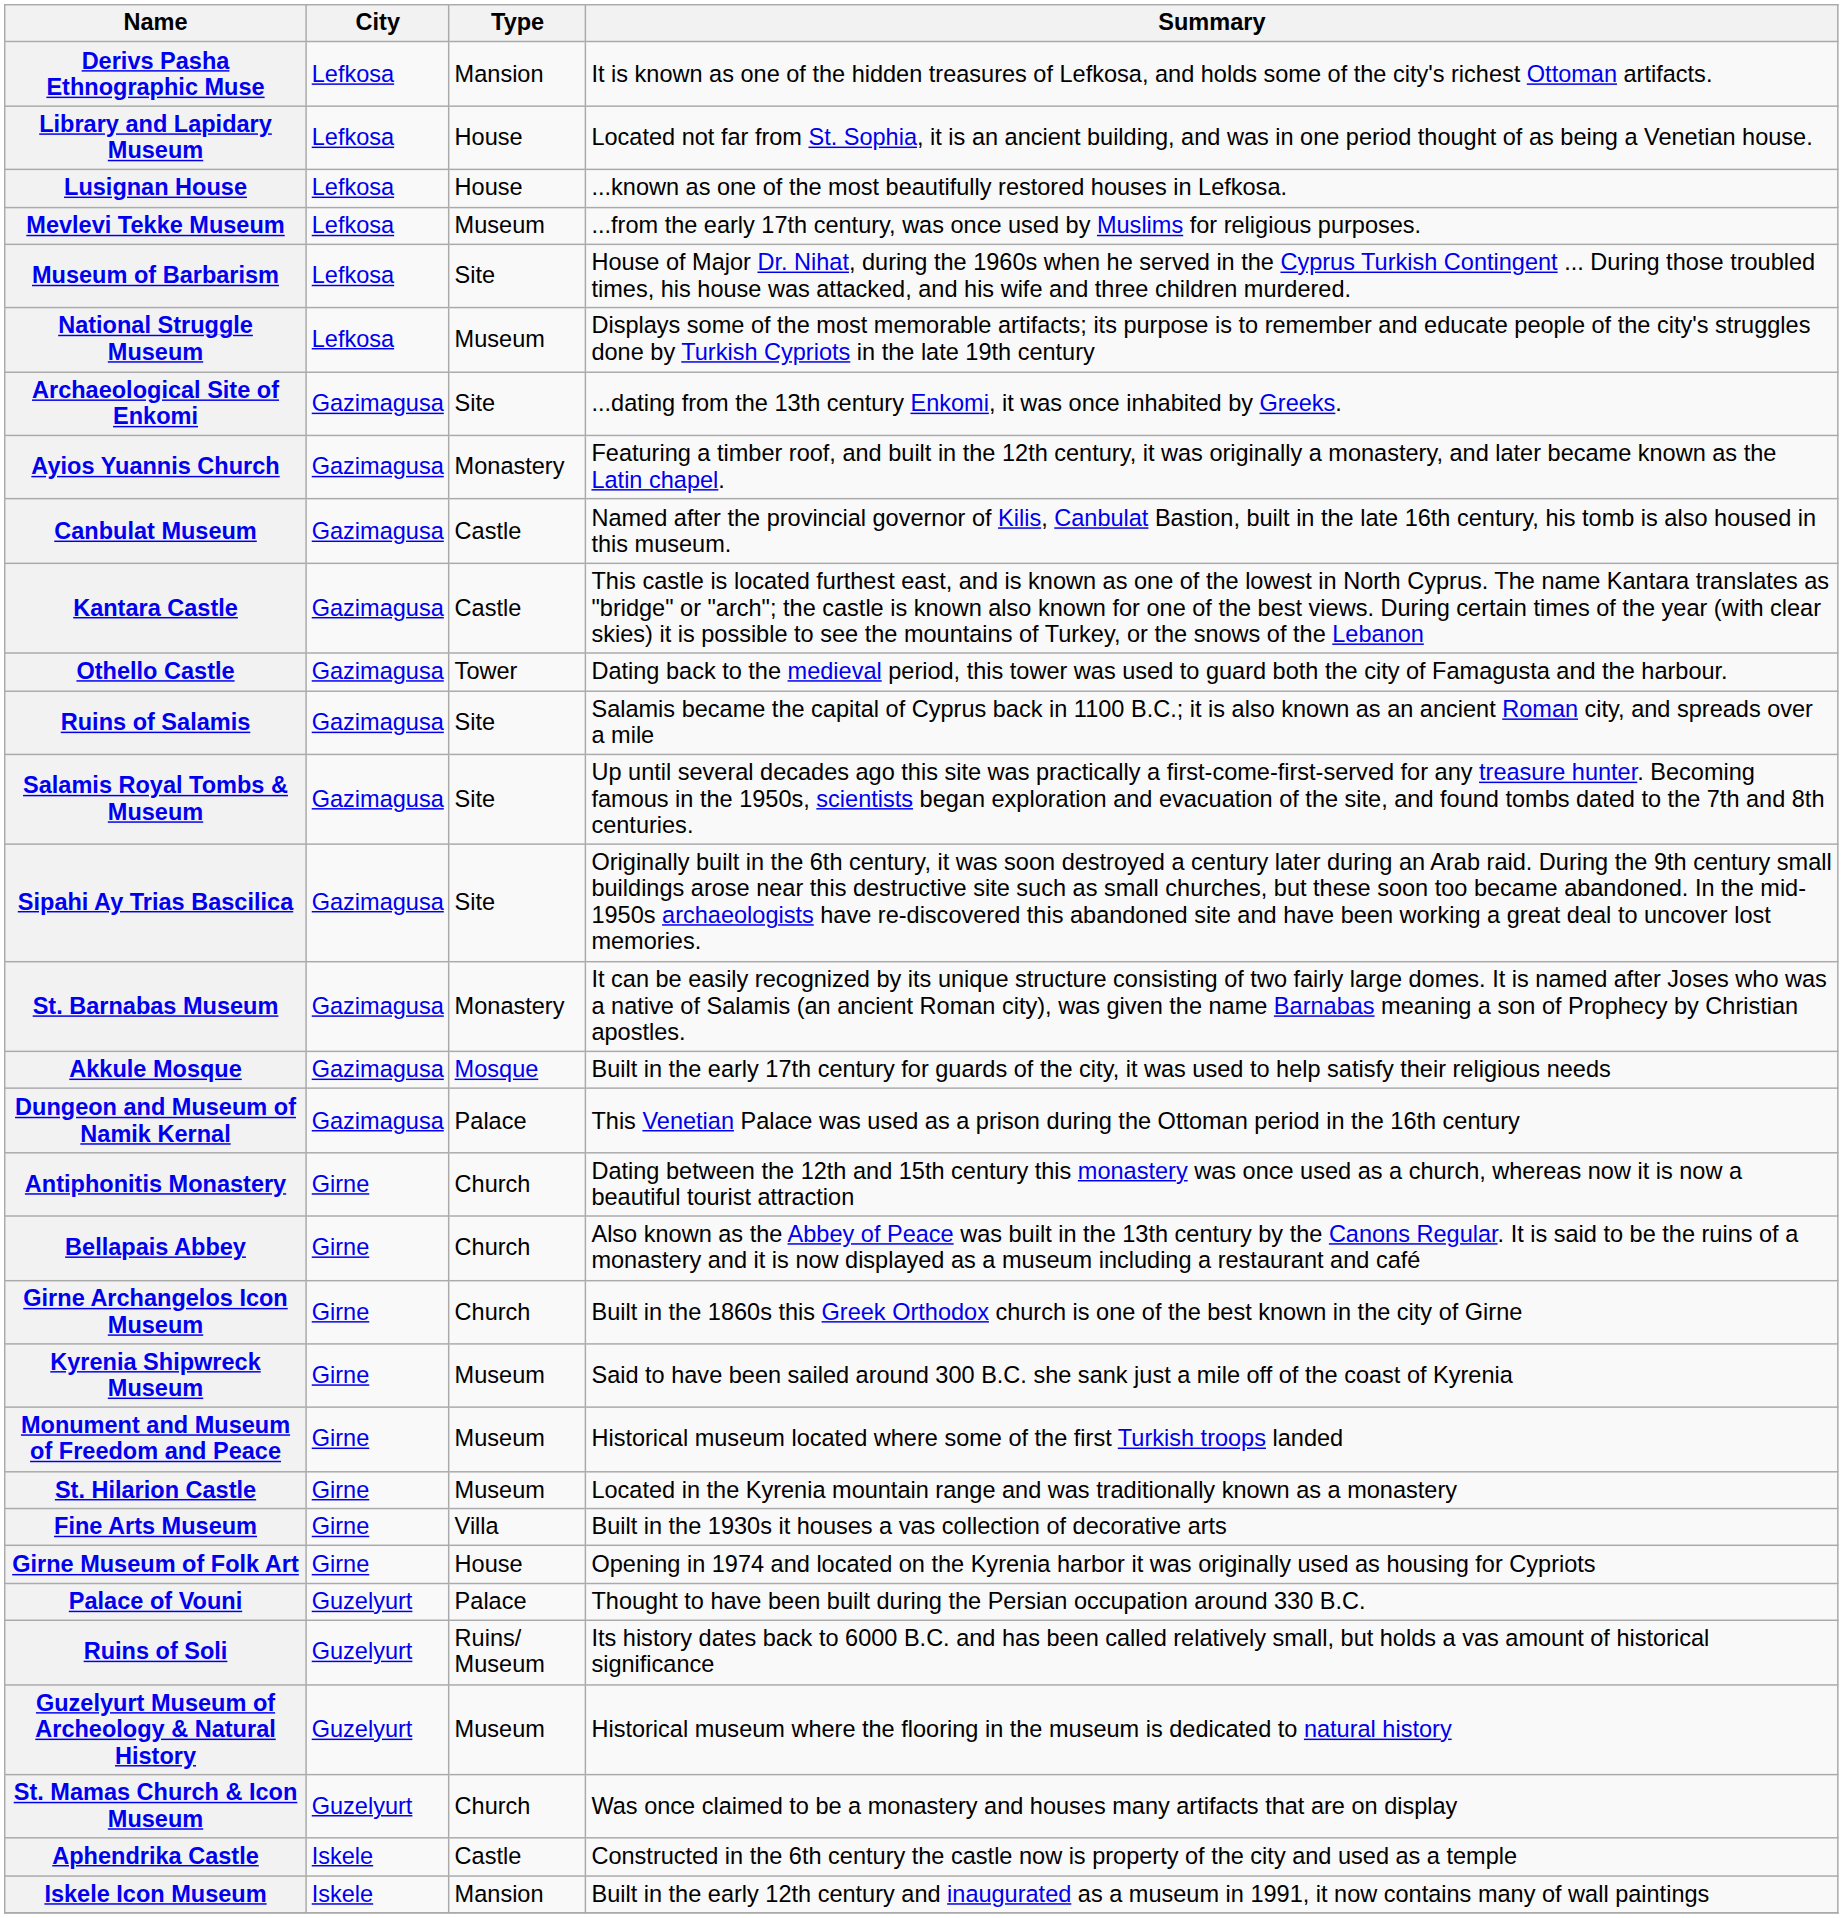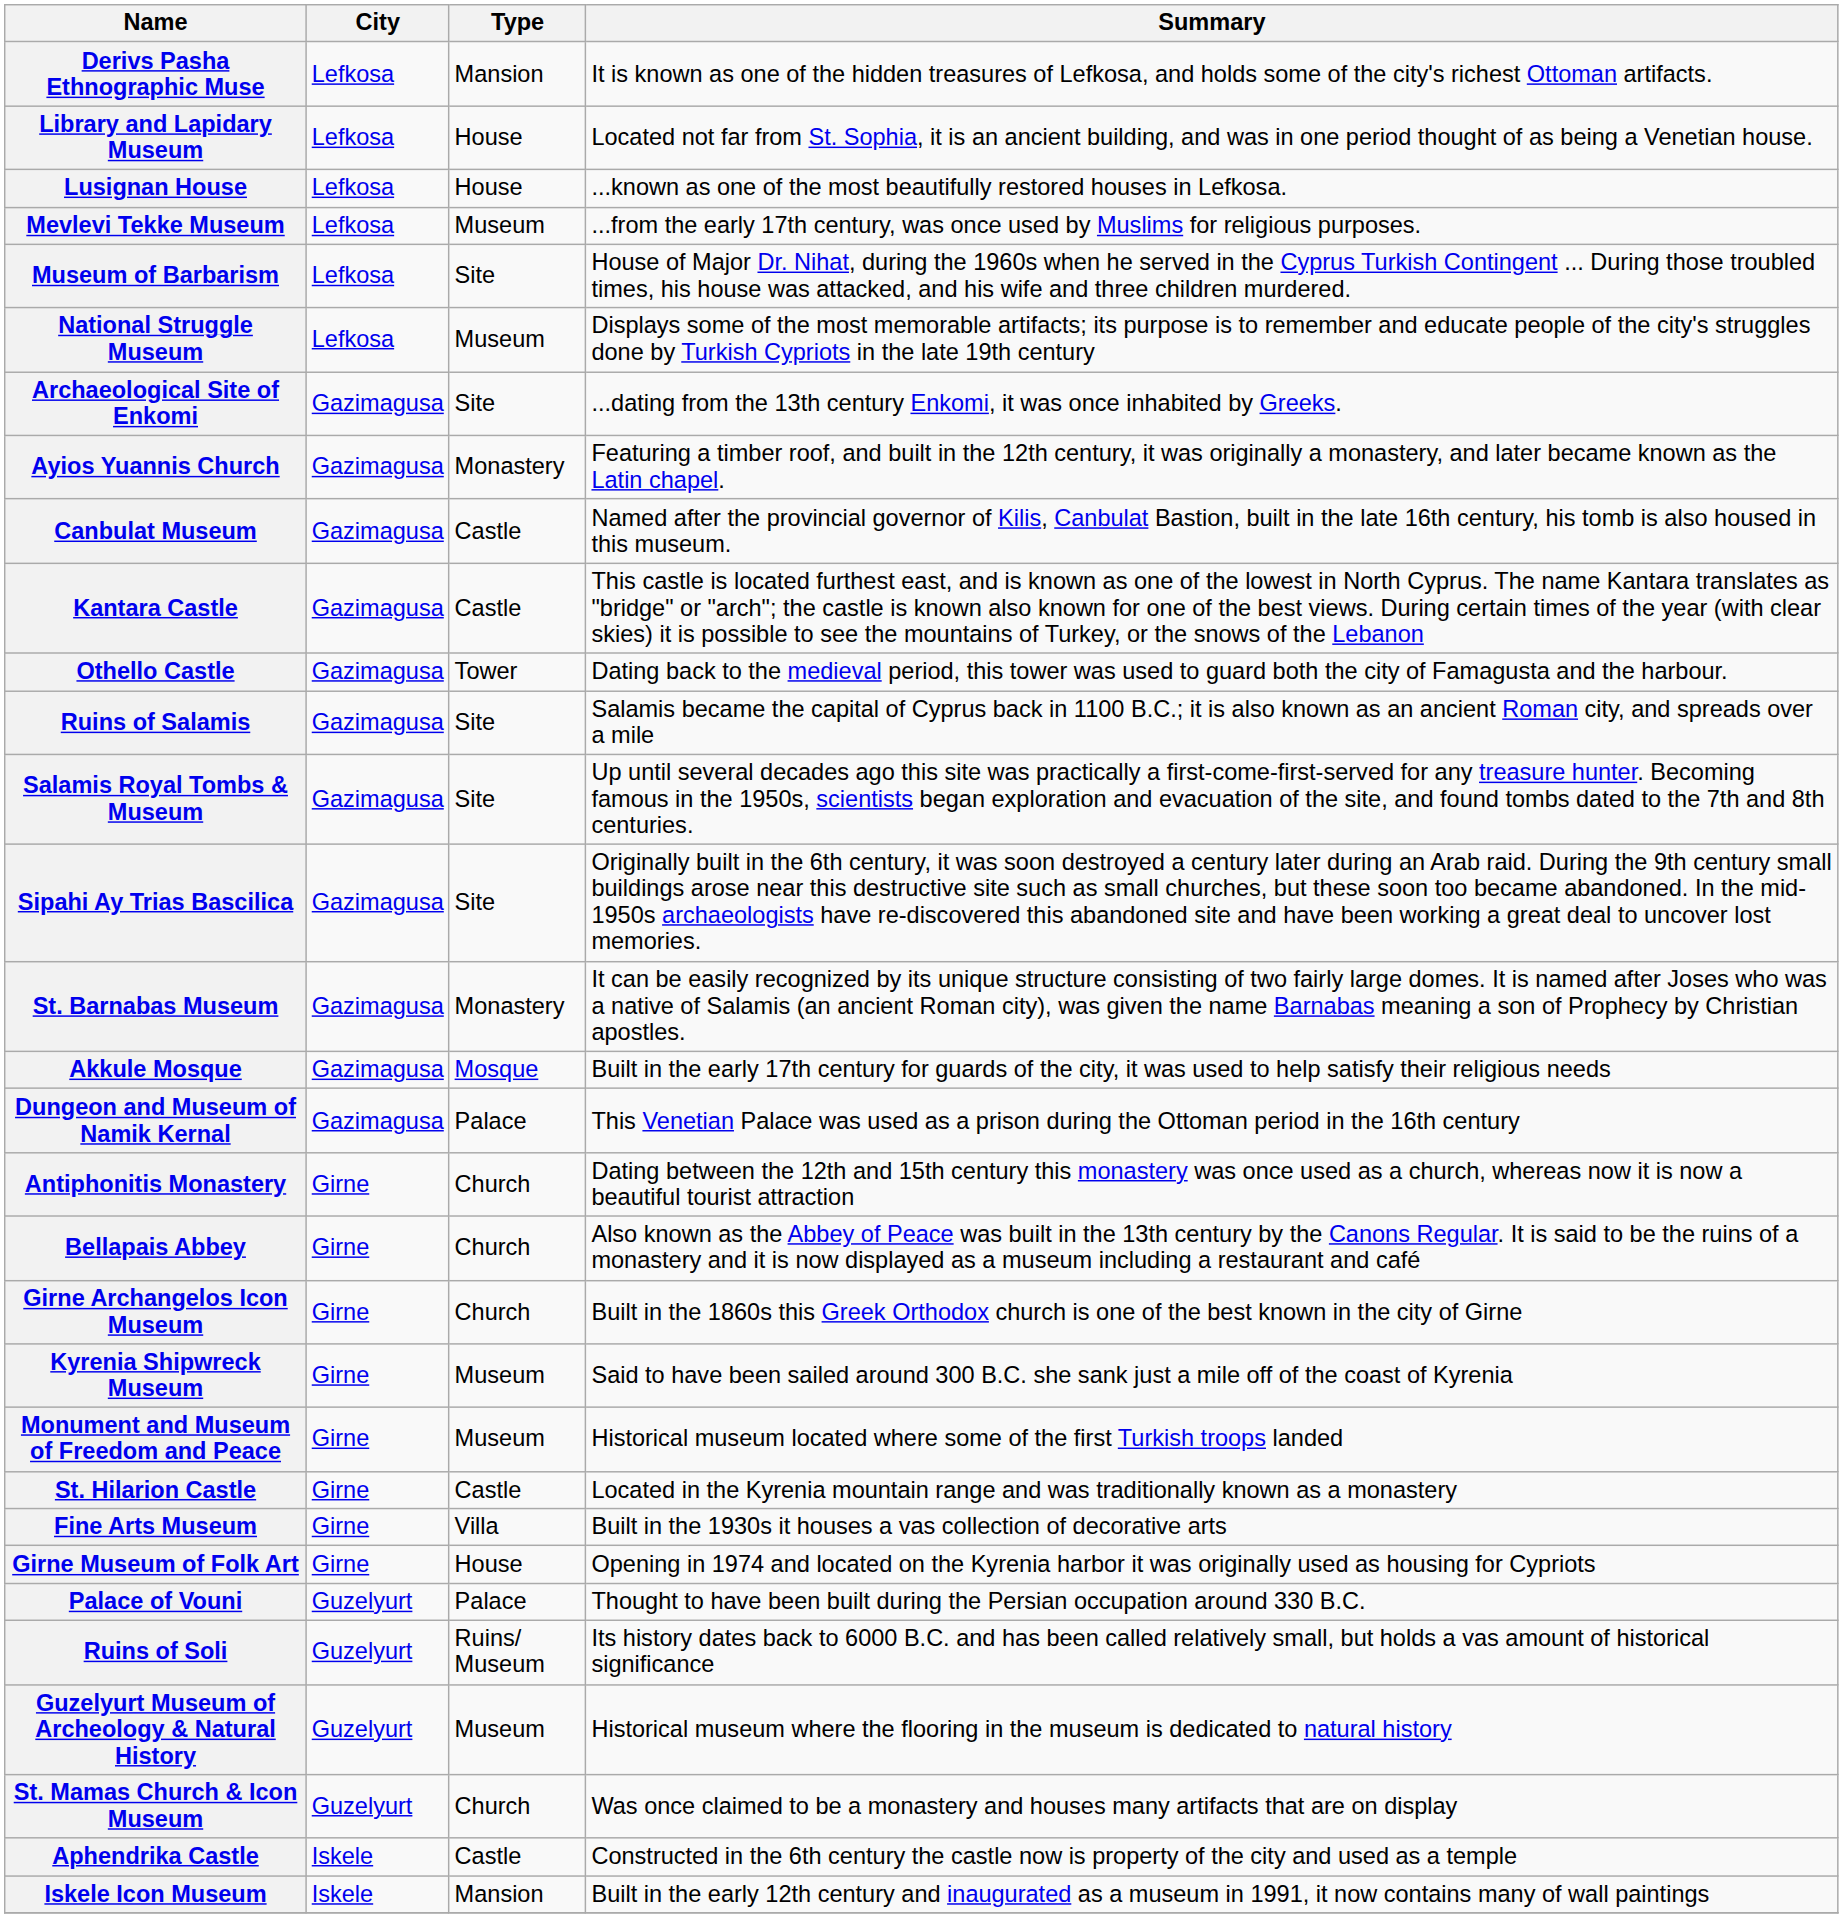(500, 1489) Museum -> (488, 1489) Castle
